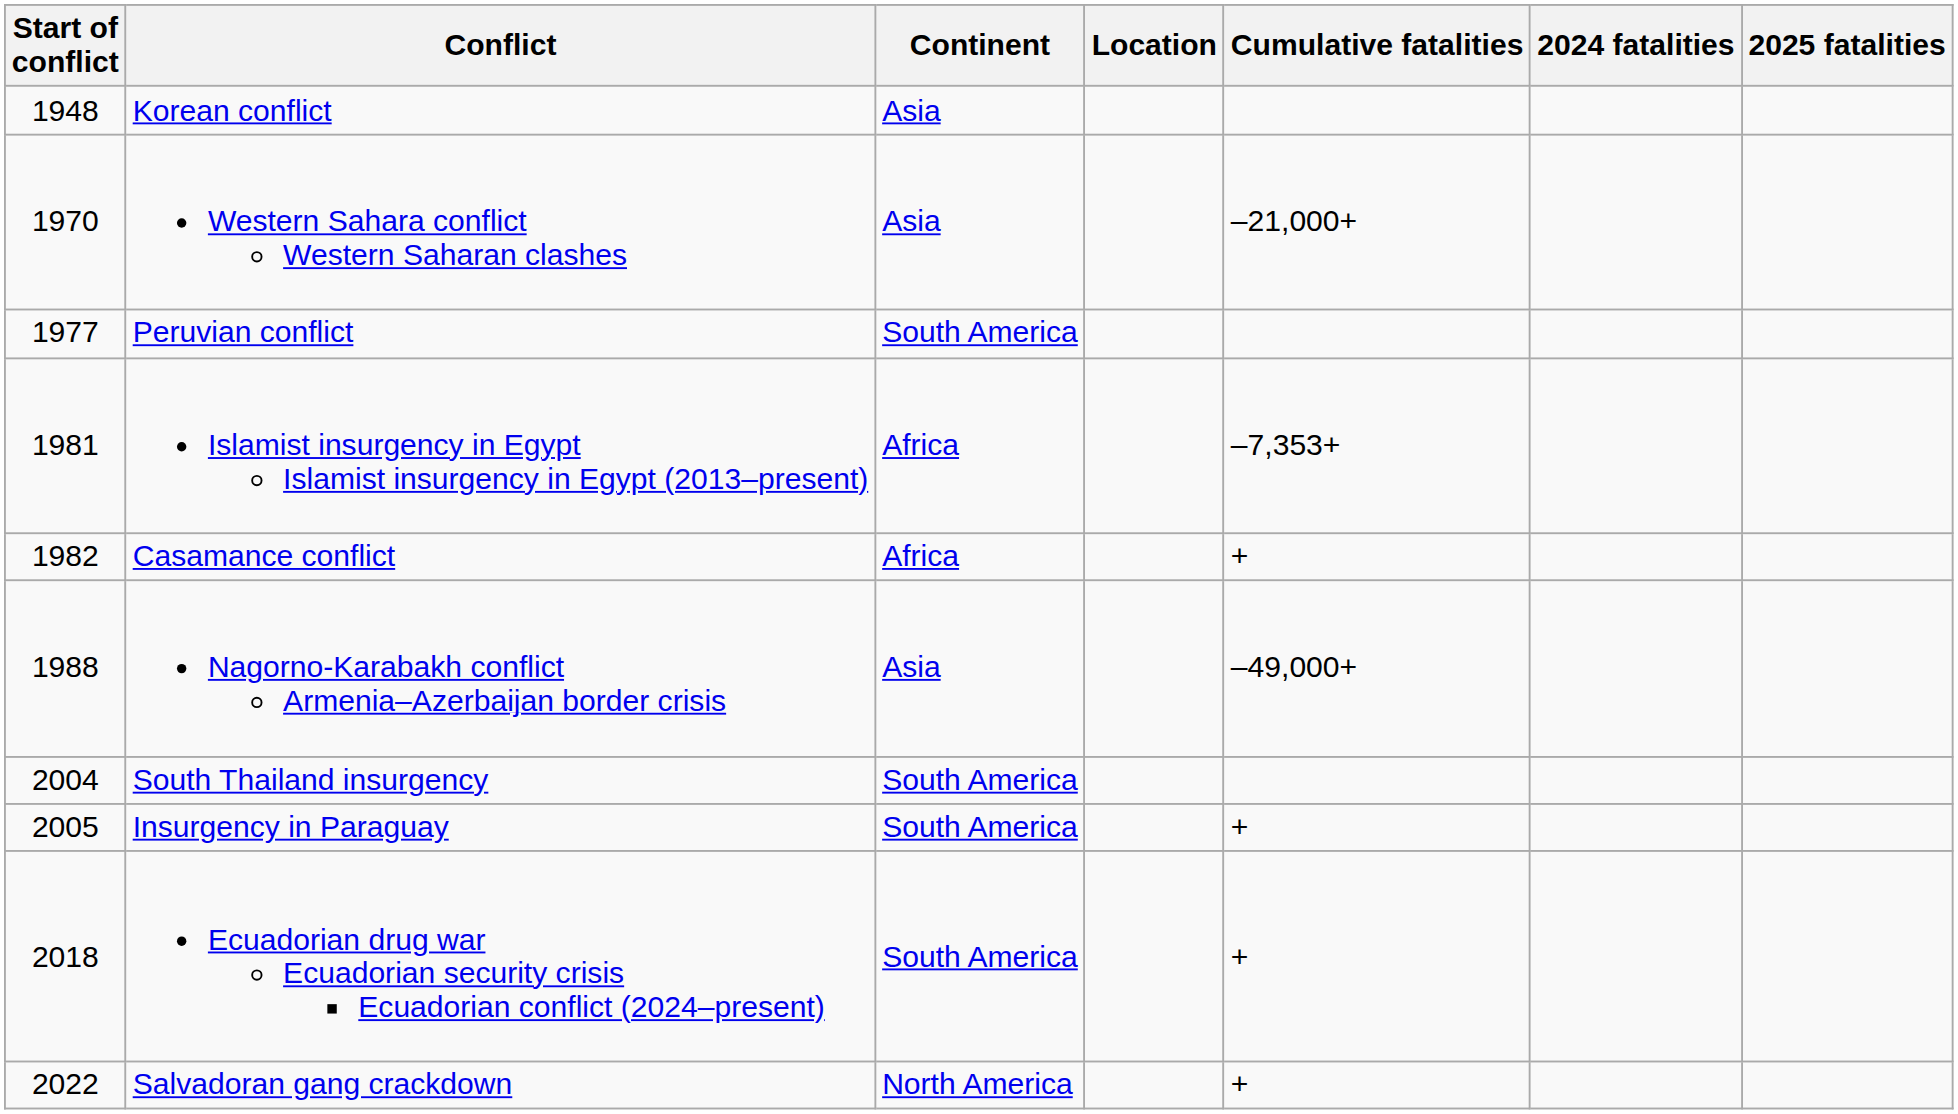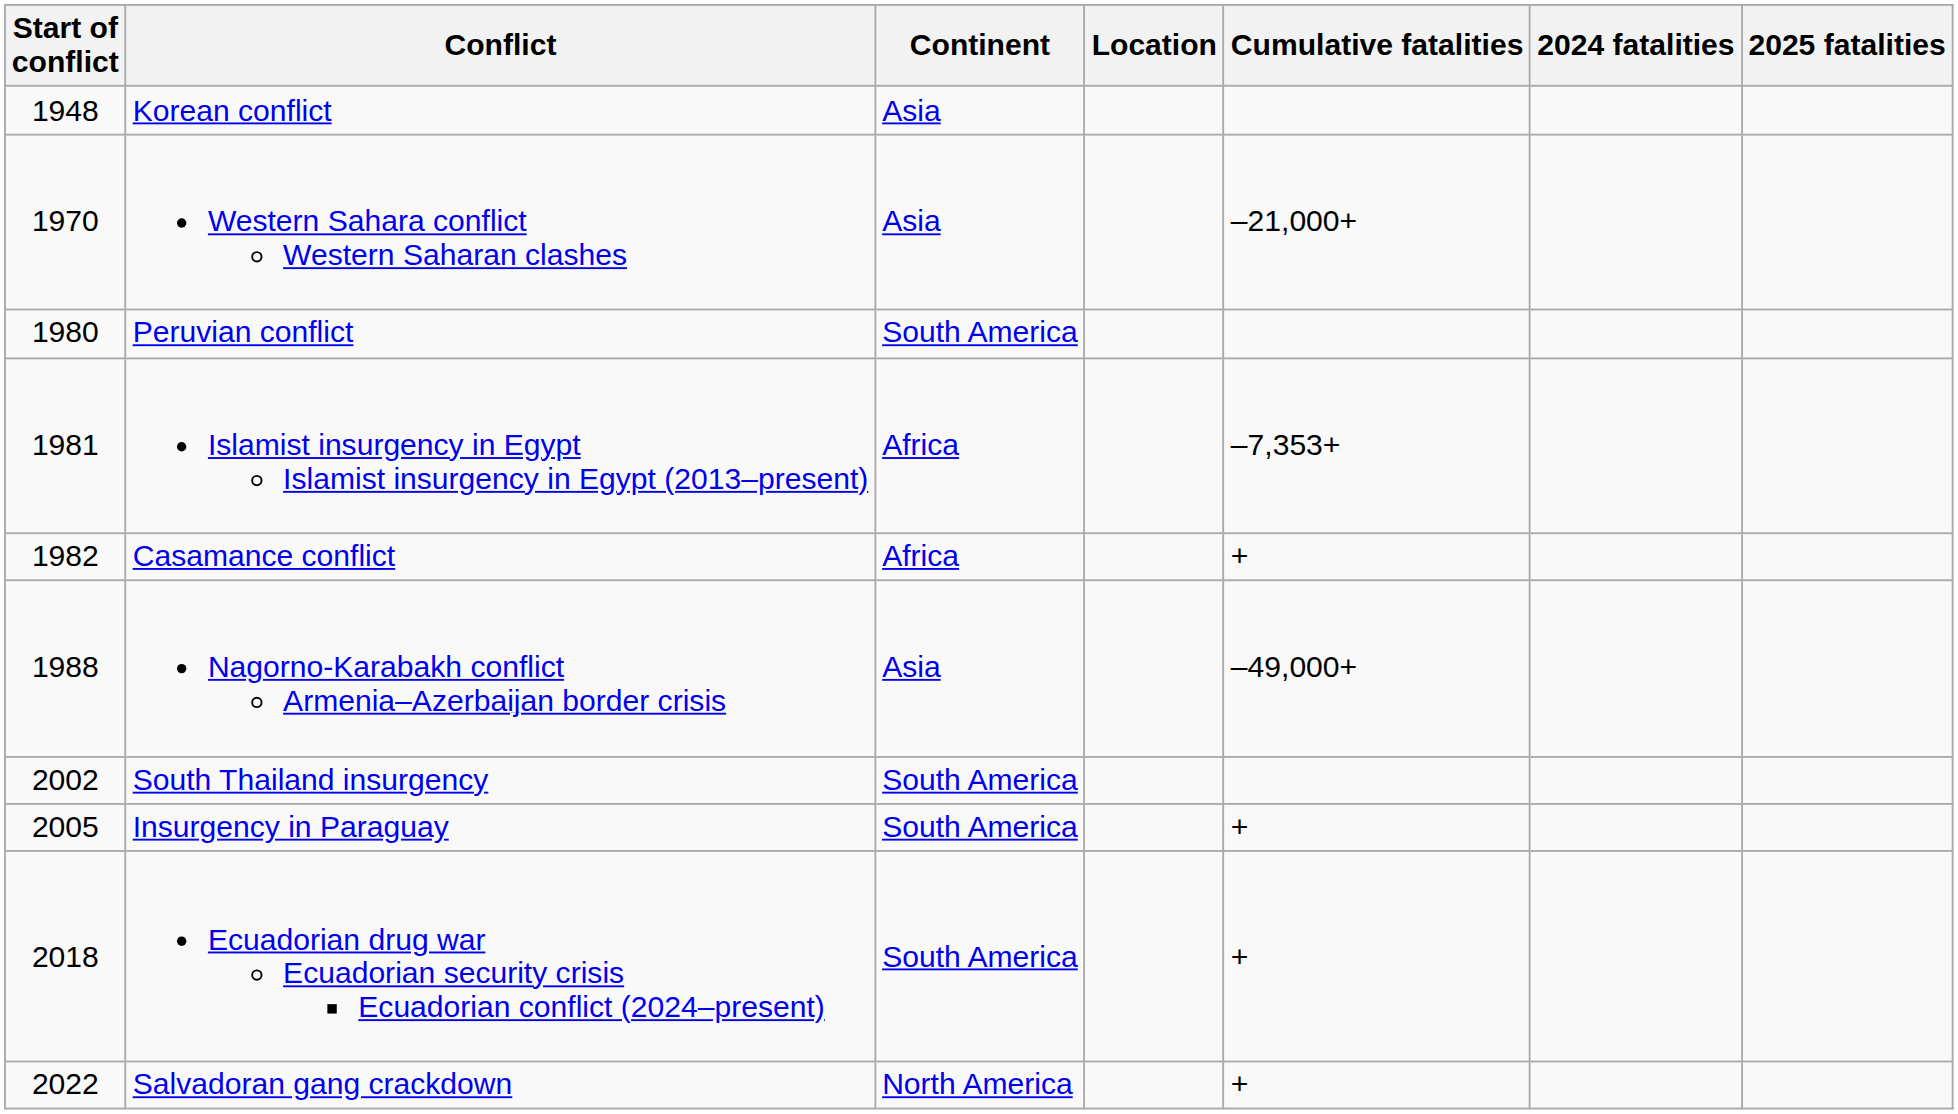(65, 333) 1977 -> (65, 333) 1980
(65, 779) 2004 -> (65, 779) 2002
